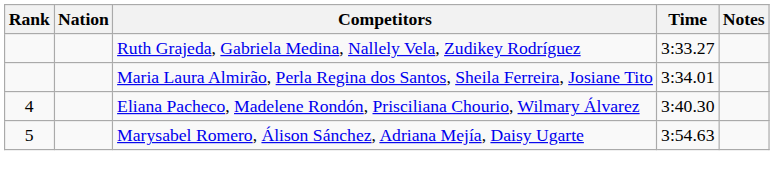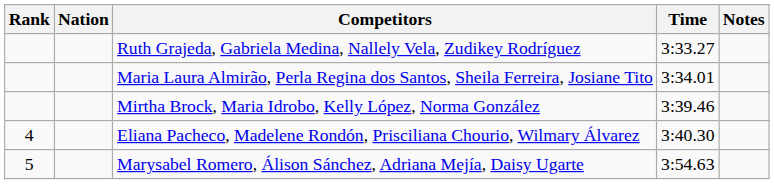+ row: (328, 106)
